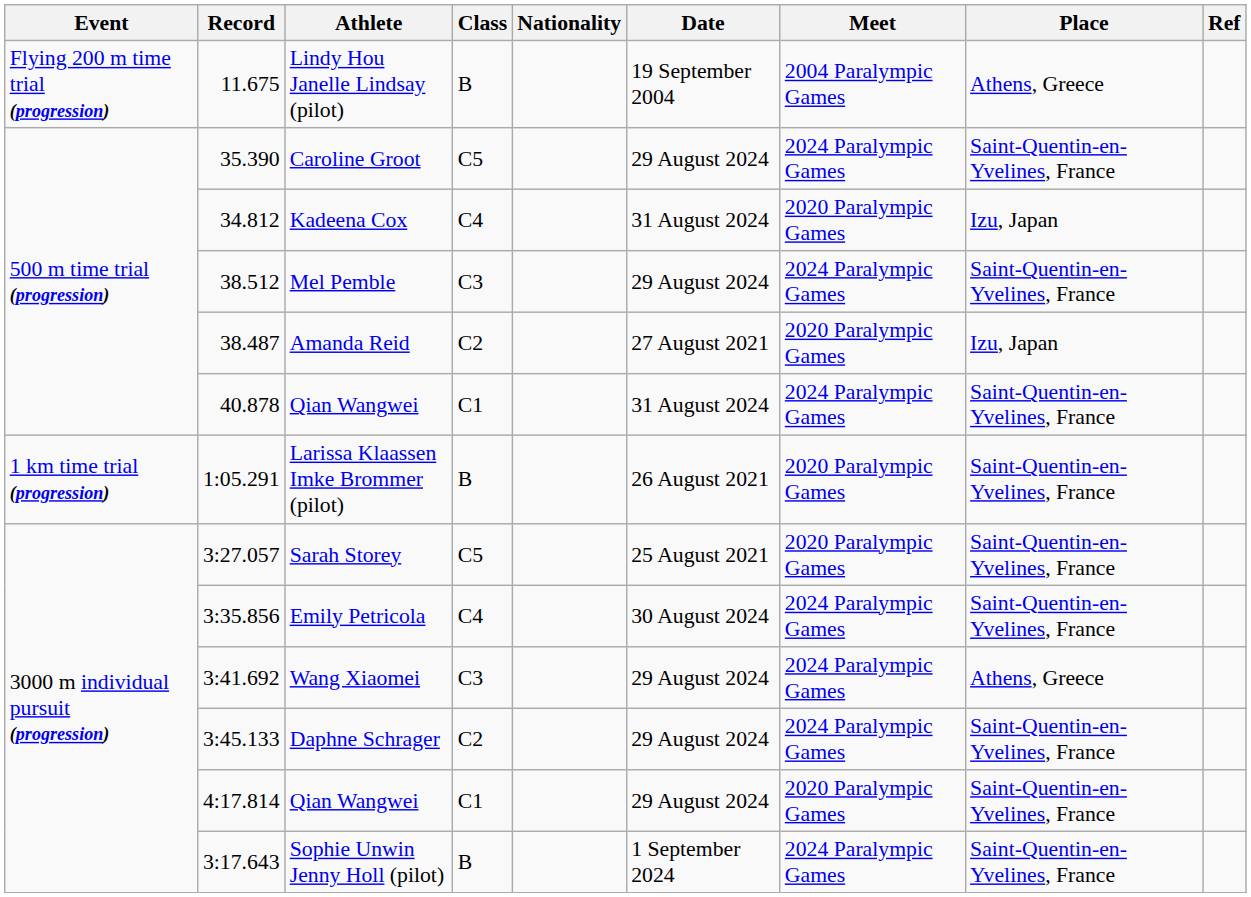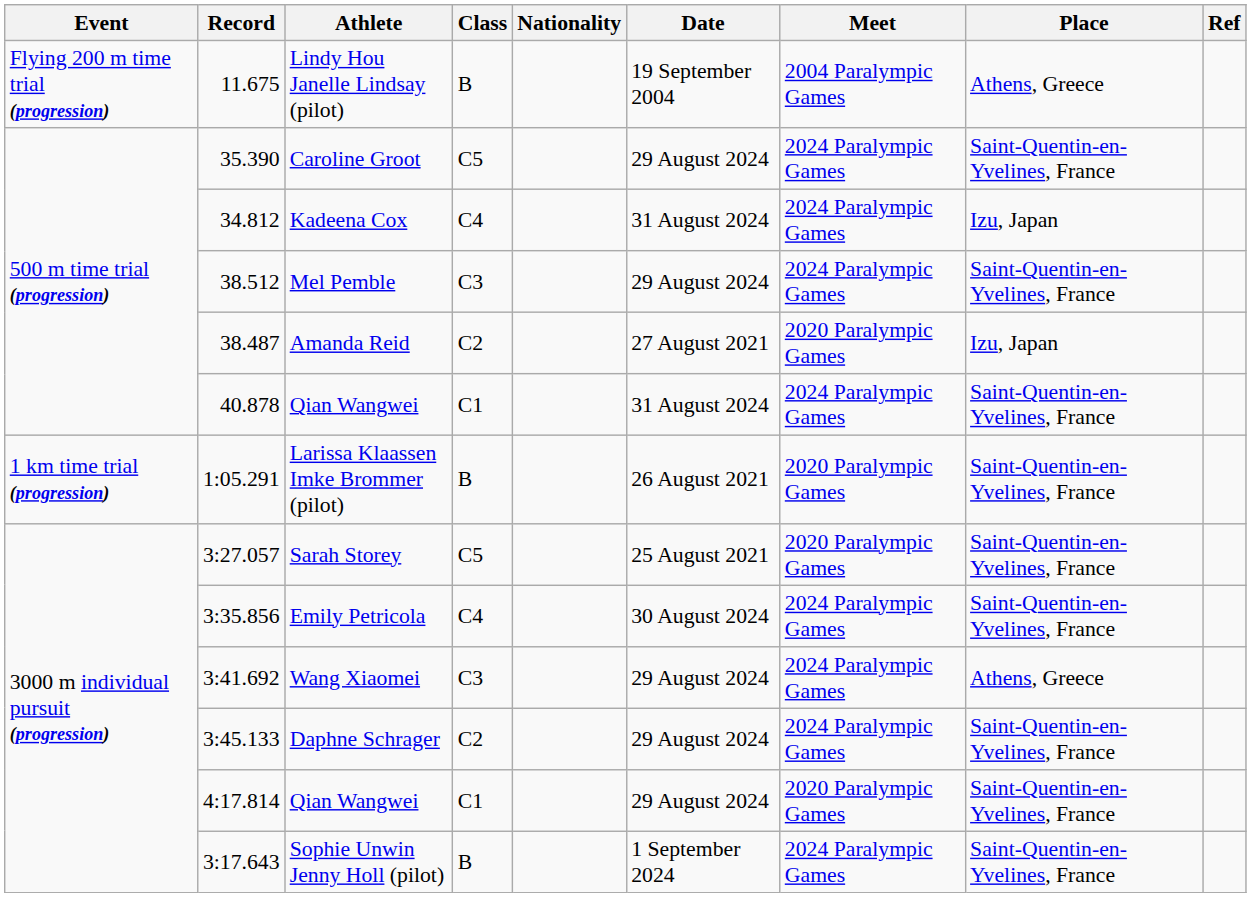(859, 220) 2020 Paralympic Games -> (859, 220) 2024 Paralympic Games
